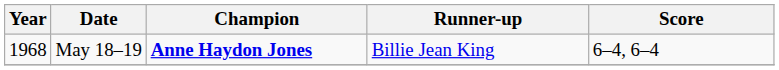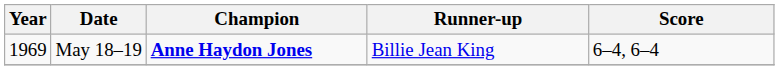(28, 49) 1968 -> (28, 49) 1969
